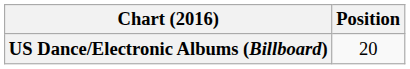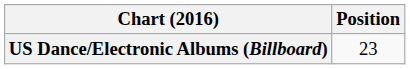(368, 48) 20 -> (368, 48) 23
